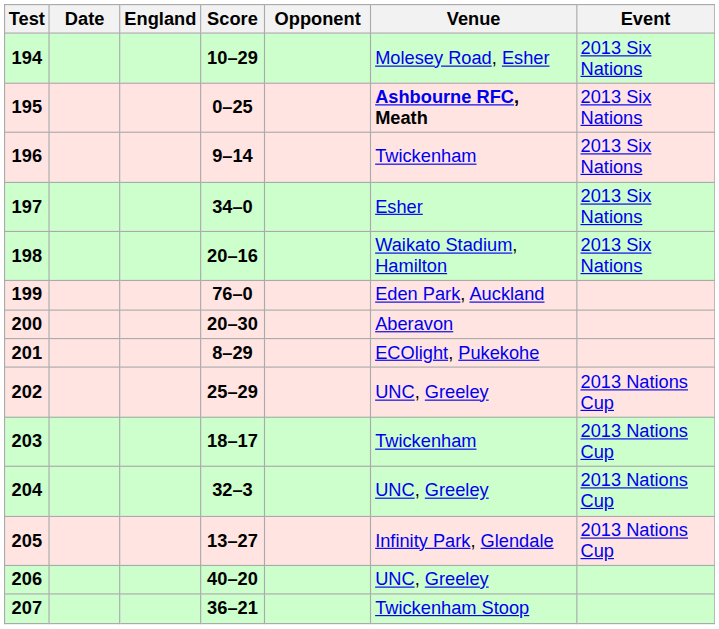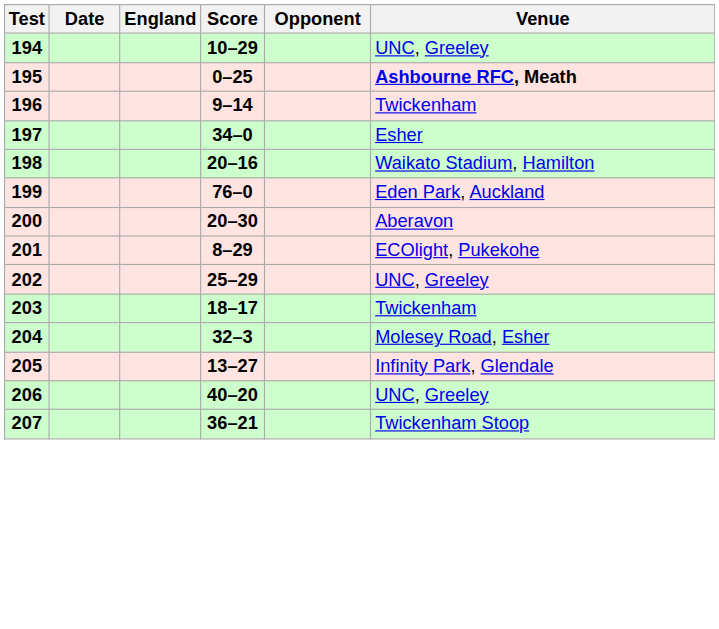- column: (646, 18)
(462, 58) Molesey Road, Esher -> (432, 47) UNC, Greeley
(432, 491) UNC, Greeley -> (462, 337) Molesey Road, Esher
